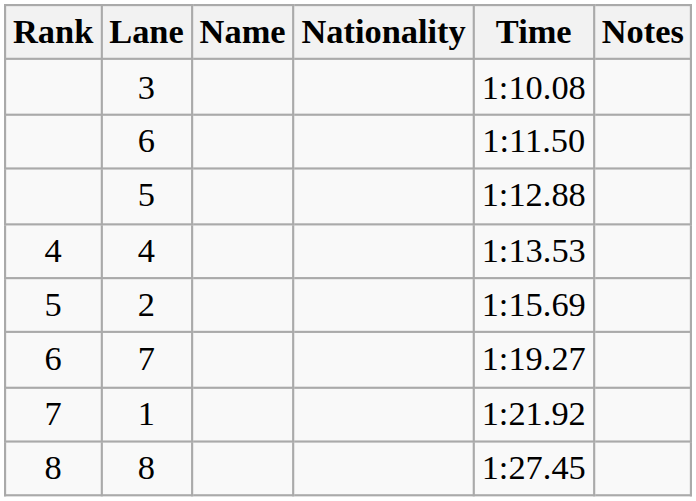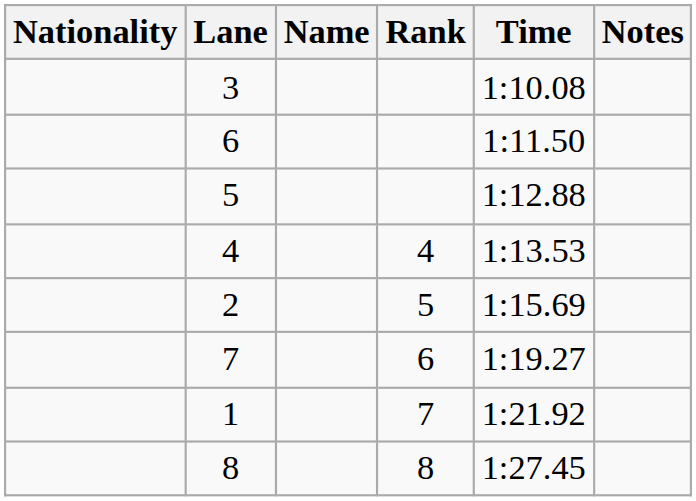columns swapped: (53, 31) <-> (384, 31)
